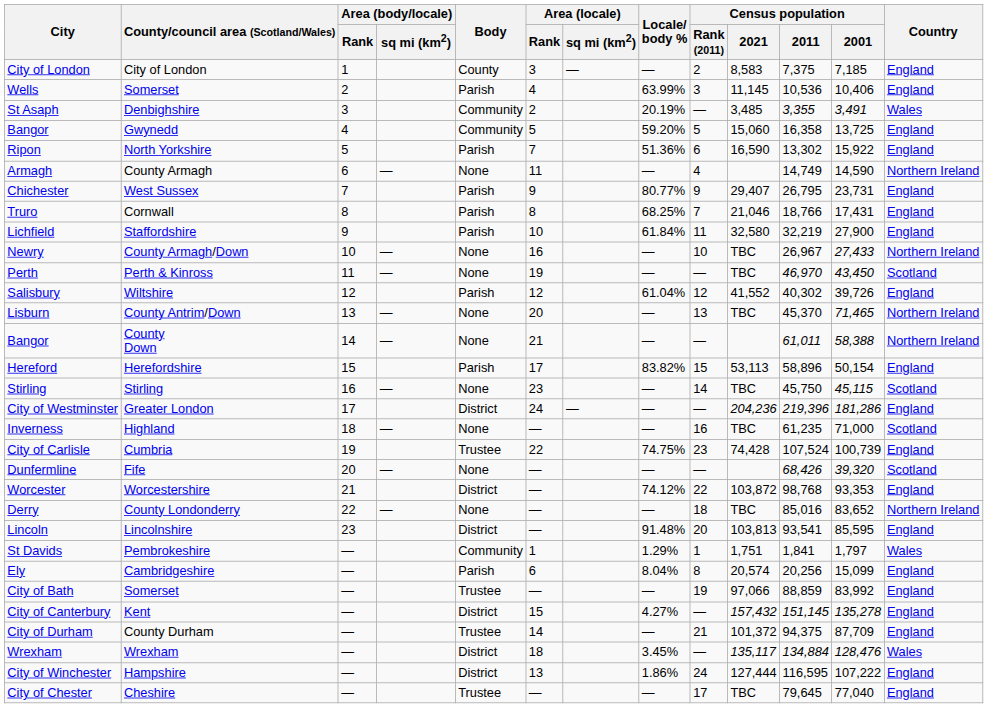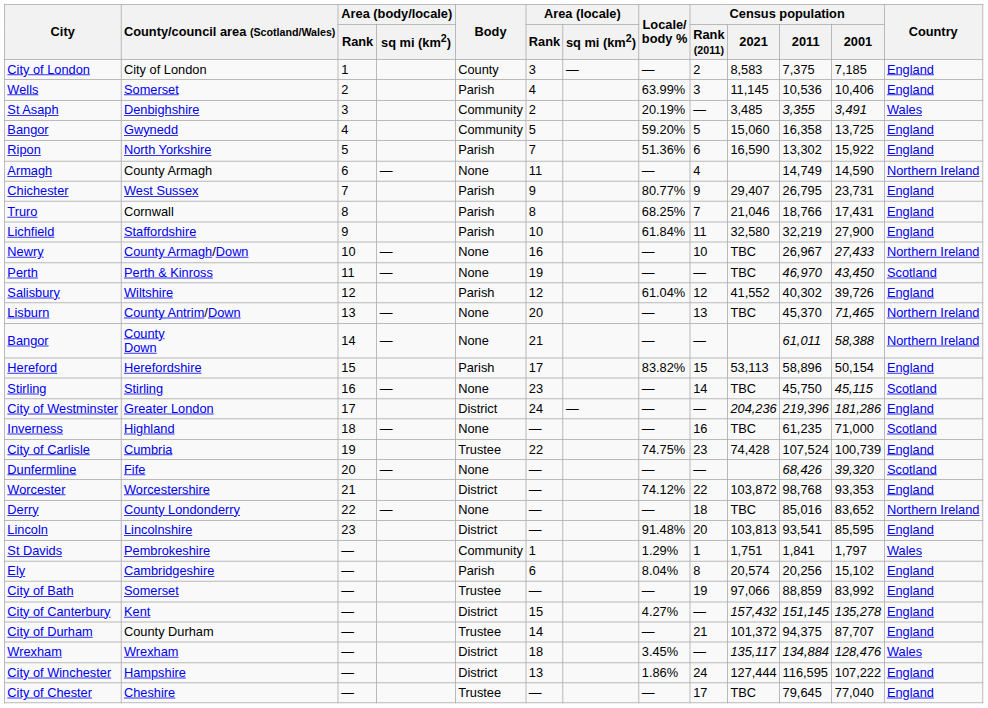(854, 571) 15,099 -> (854, 571) 15,102
(854, 632) 87,709 -> (854, 632) 87,707
